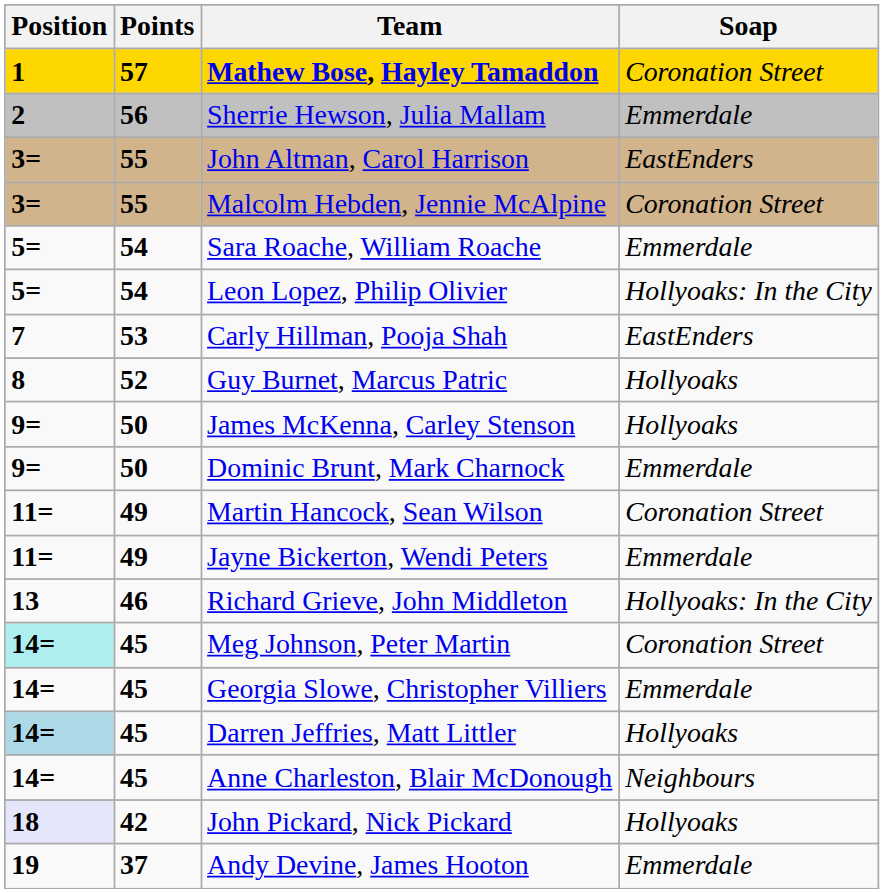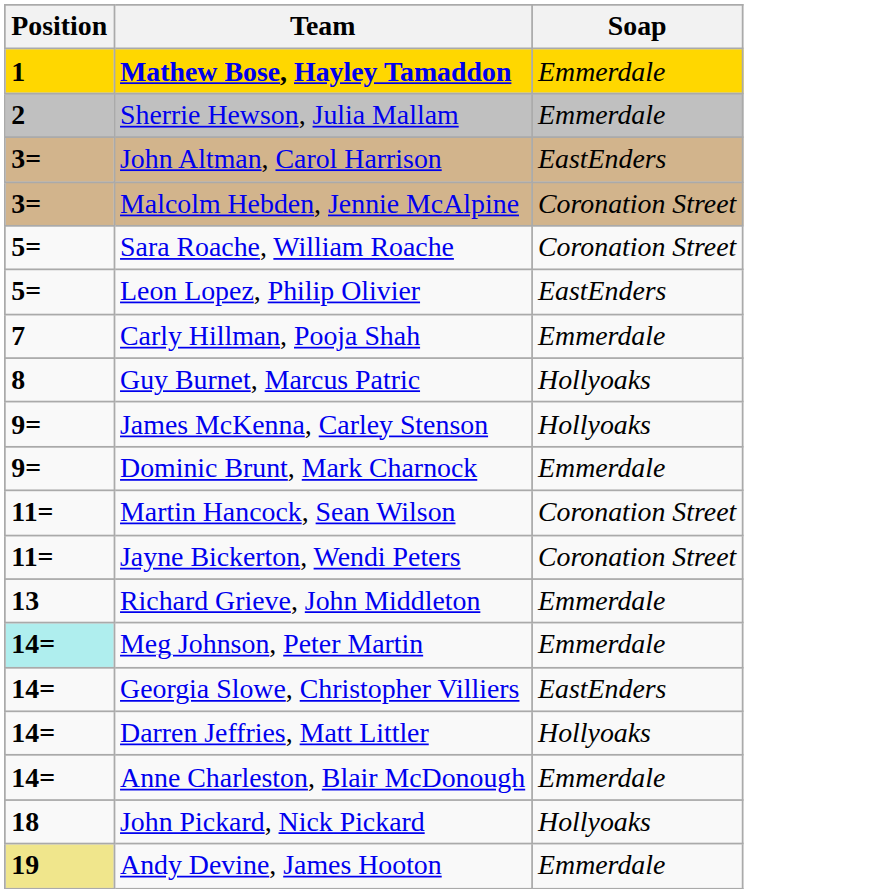- column: (157, 26)
(724, 70) Coronation Street -> (602, 70) Emmerdale
(689, 247) Emmerdale -> (637, 247) Coronation Street
(748, 291) Hollyoaks: In the City -> (602, 291) EastEnders
(689, 335) EastEnders -> (602, 335) Emmerdale
(689, 556) Emmerdale -> (637, 556) Coronation Street
(748, 600) Hollyoaks: In the City -> (602, 600) Emmerdale
(724, 644) Coronation Street -> (602, 644) Emmerdale
(689, 688) Emmerdale -> (602, 688) EastEnders
(33, 733) lightblue background -> (33, 733) no background
(690, 777) Neighbours -> (602, 777) Emmerdale
(25, 821) lavender background -> (25, 821) no background
(25, 865) no background -> (25, 865) khaki background
